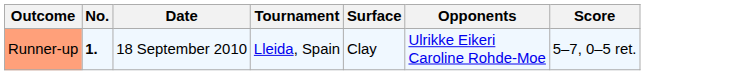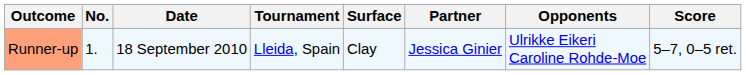+ column: (455, 16)
(91, 48) bold -> (91, 48) normal
